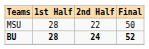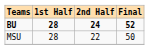rows swapped: (11, 38) <-> (14, 25)
